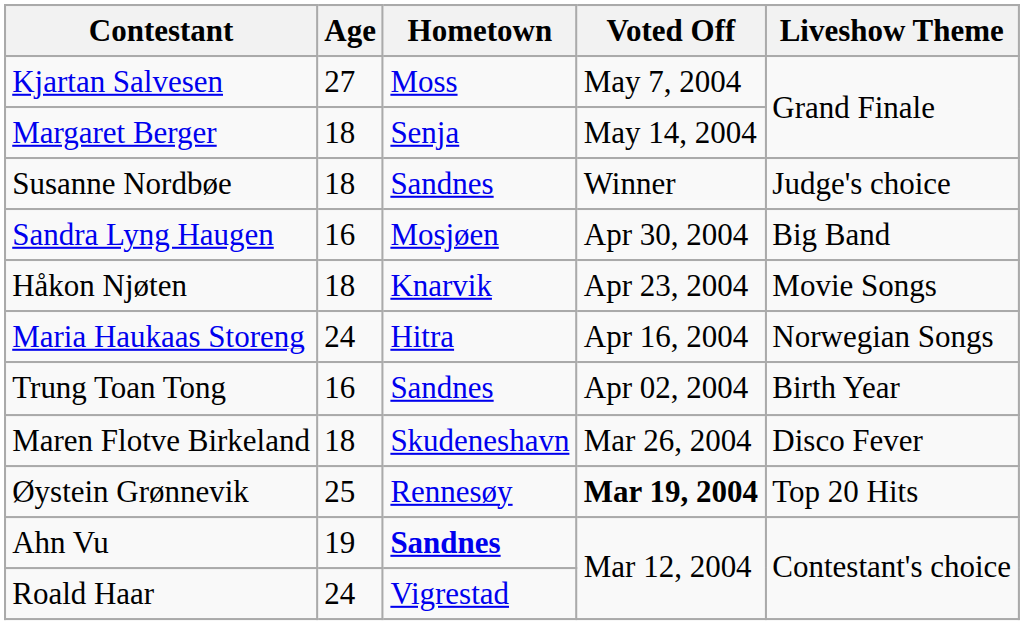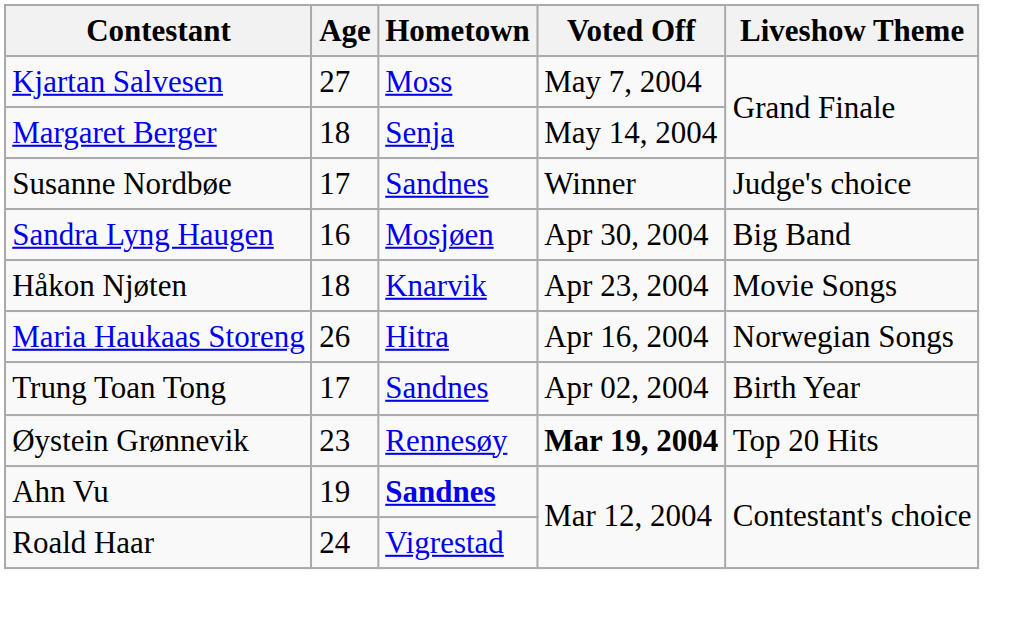(340, 183) 18 -> (335, 183) 17
(340, 337) 24 -> (335, 337) 26
(340, 388) 16 -> (335, 388) 17
- row: (161, 439)
(340, 490) 25 -> (335, 439) 23
